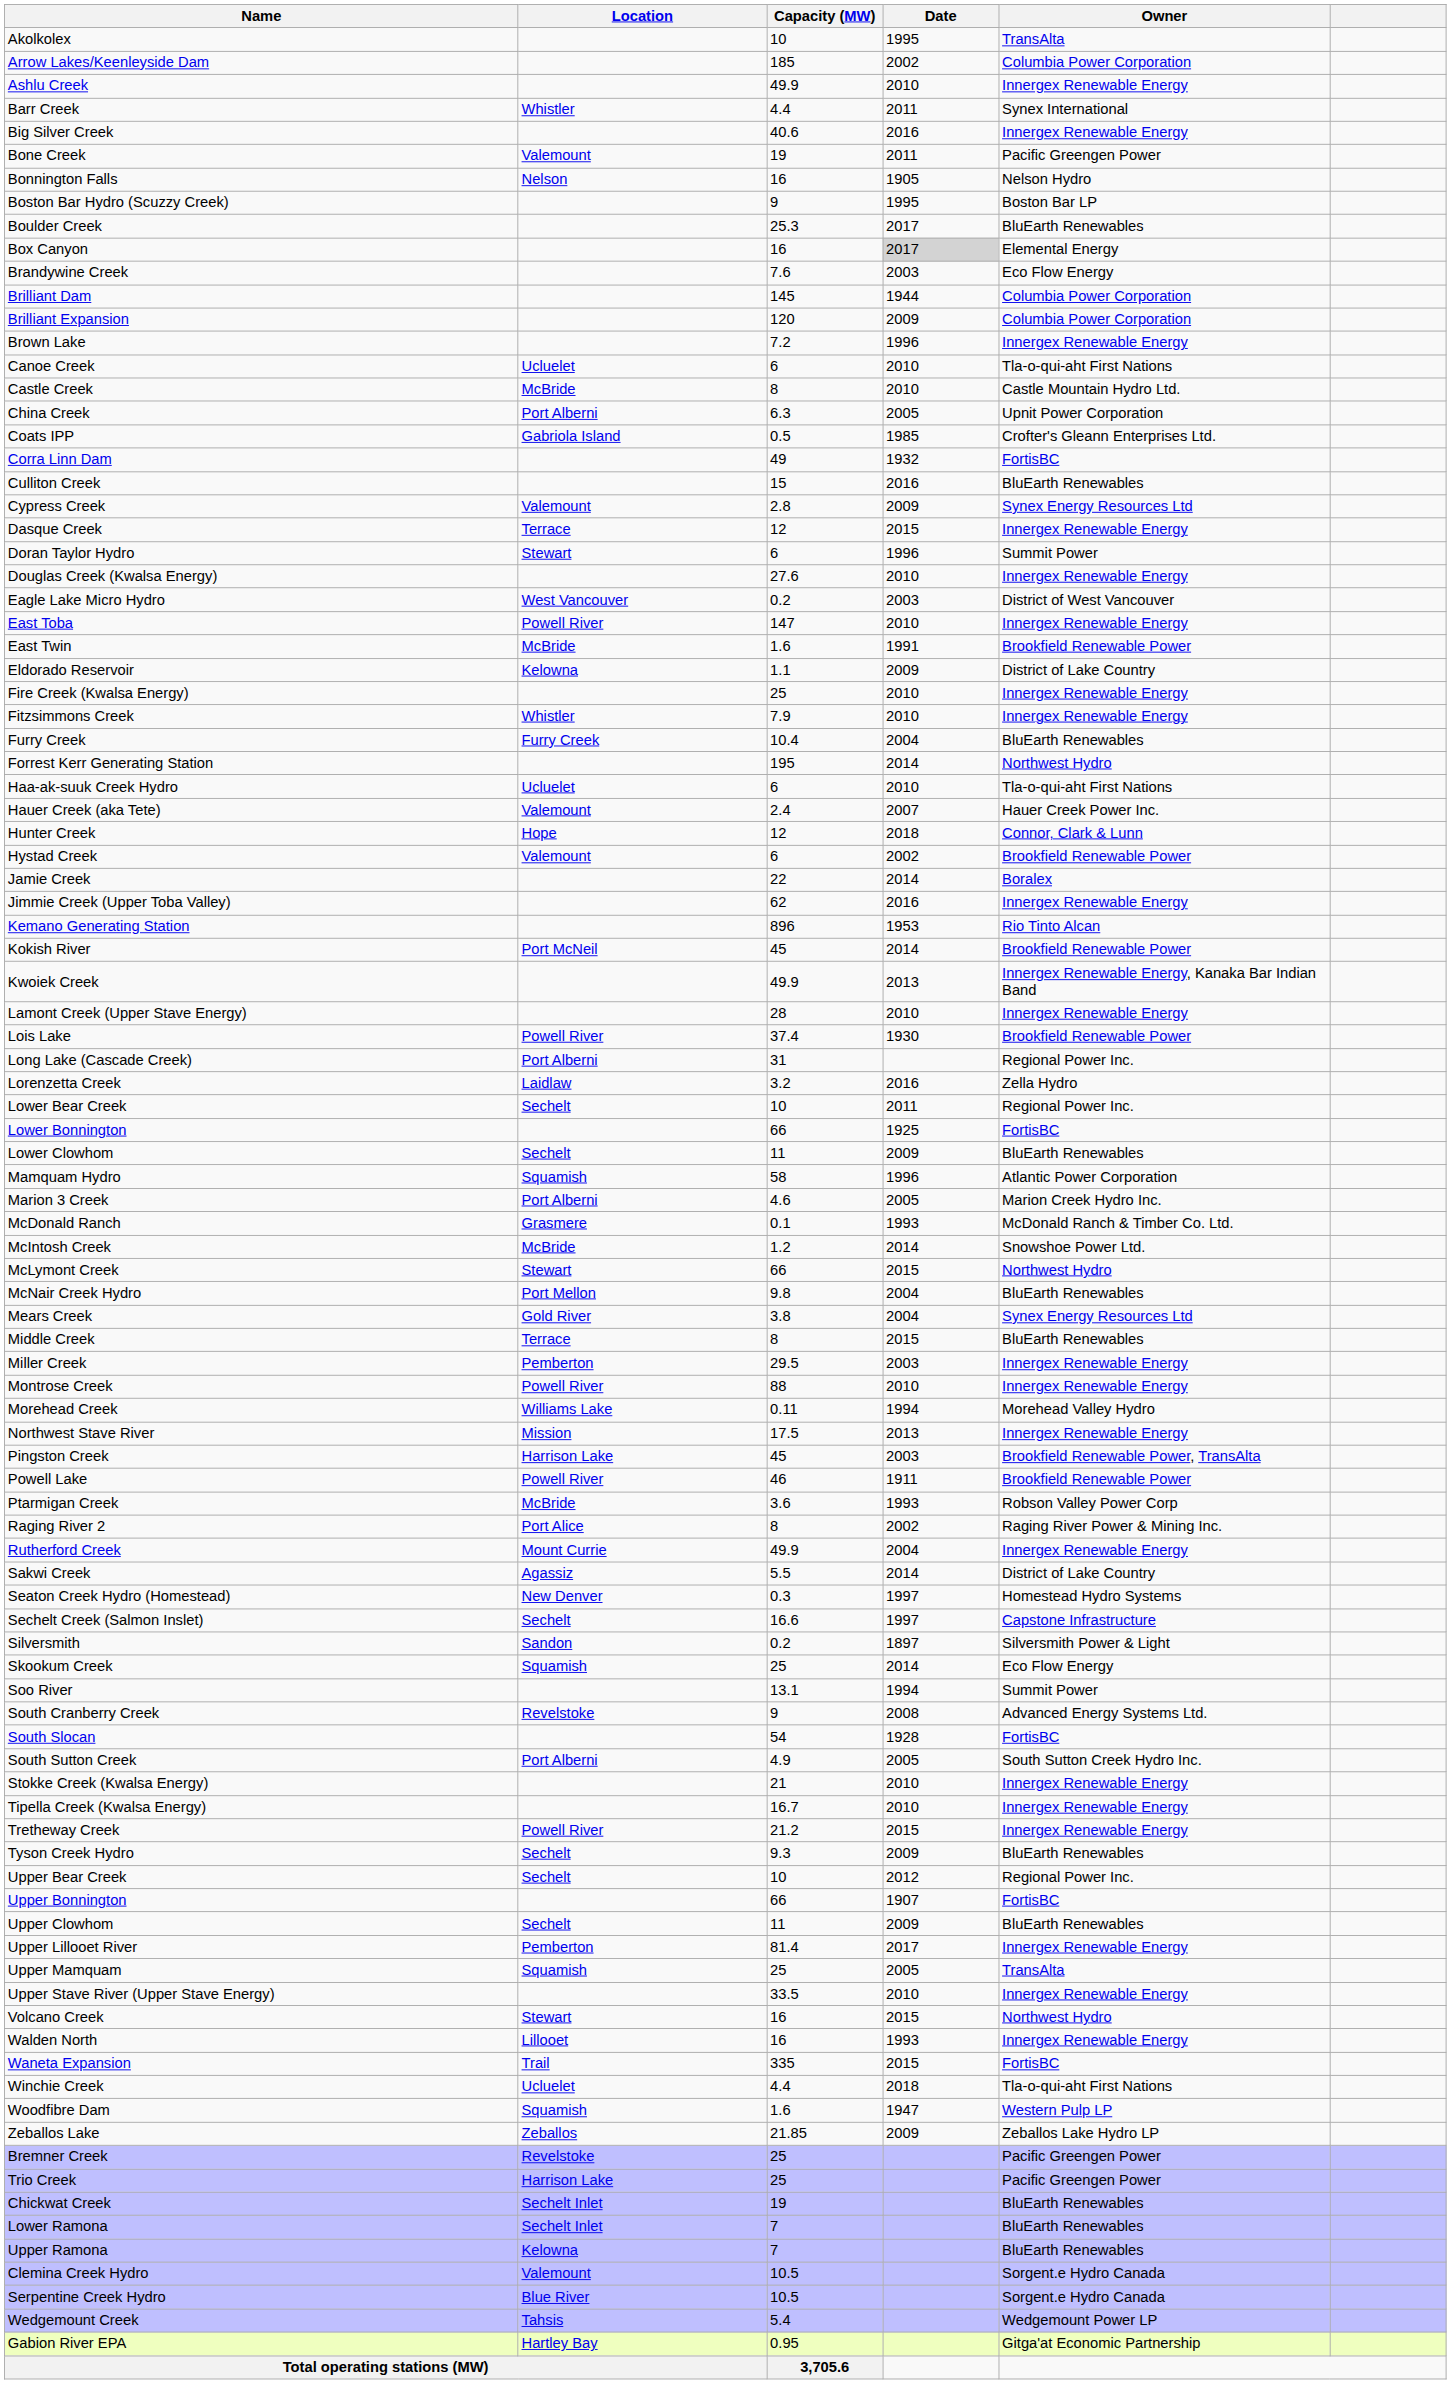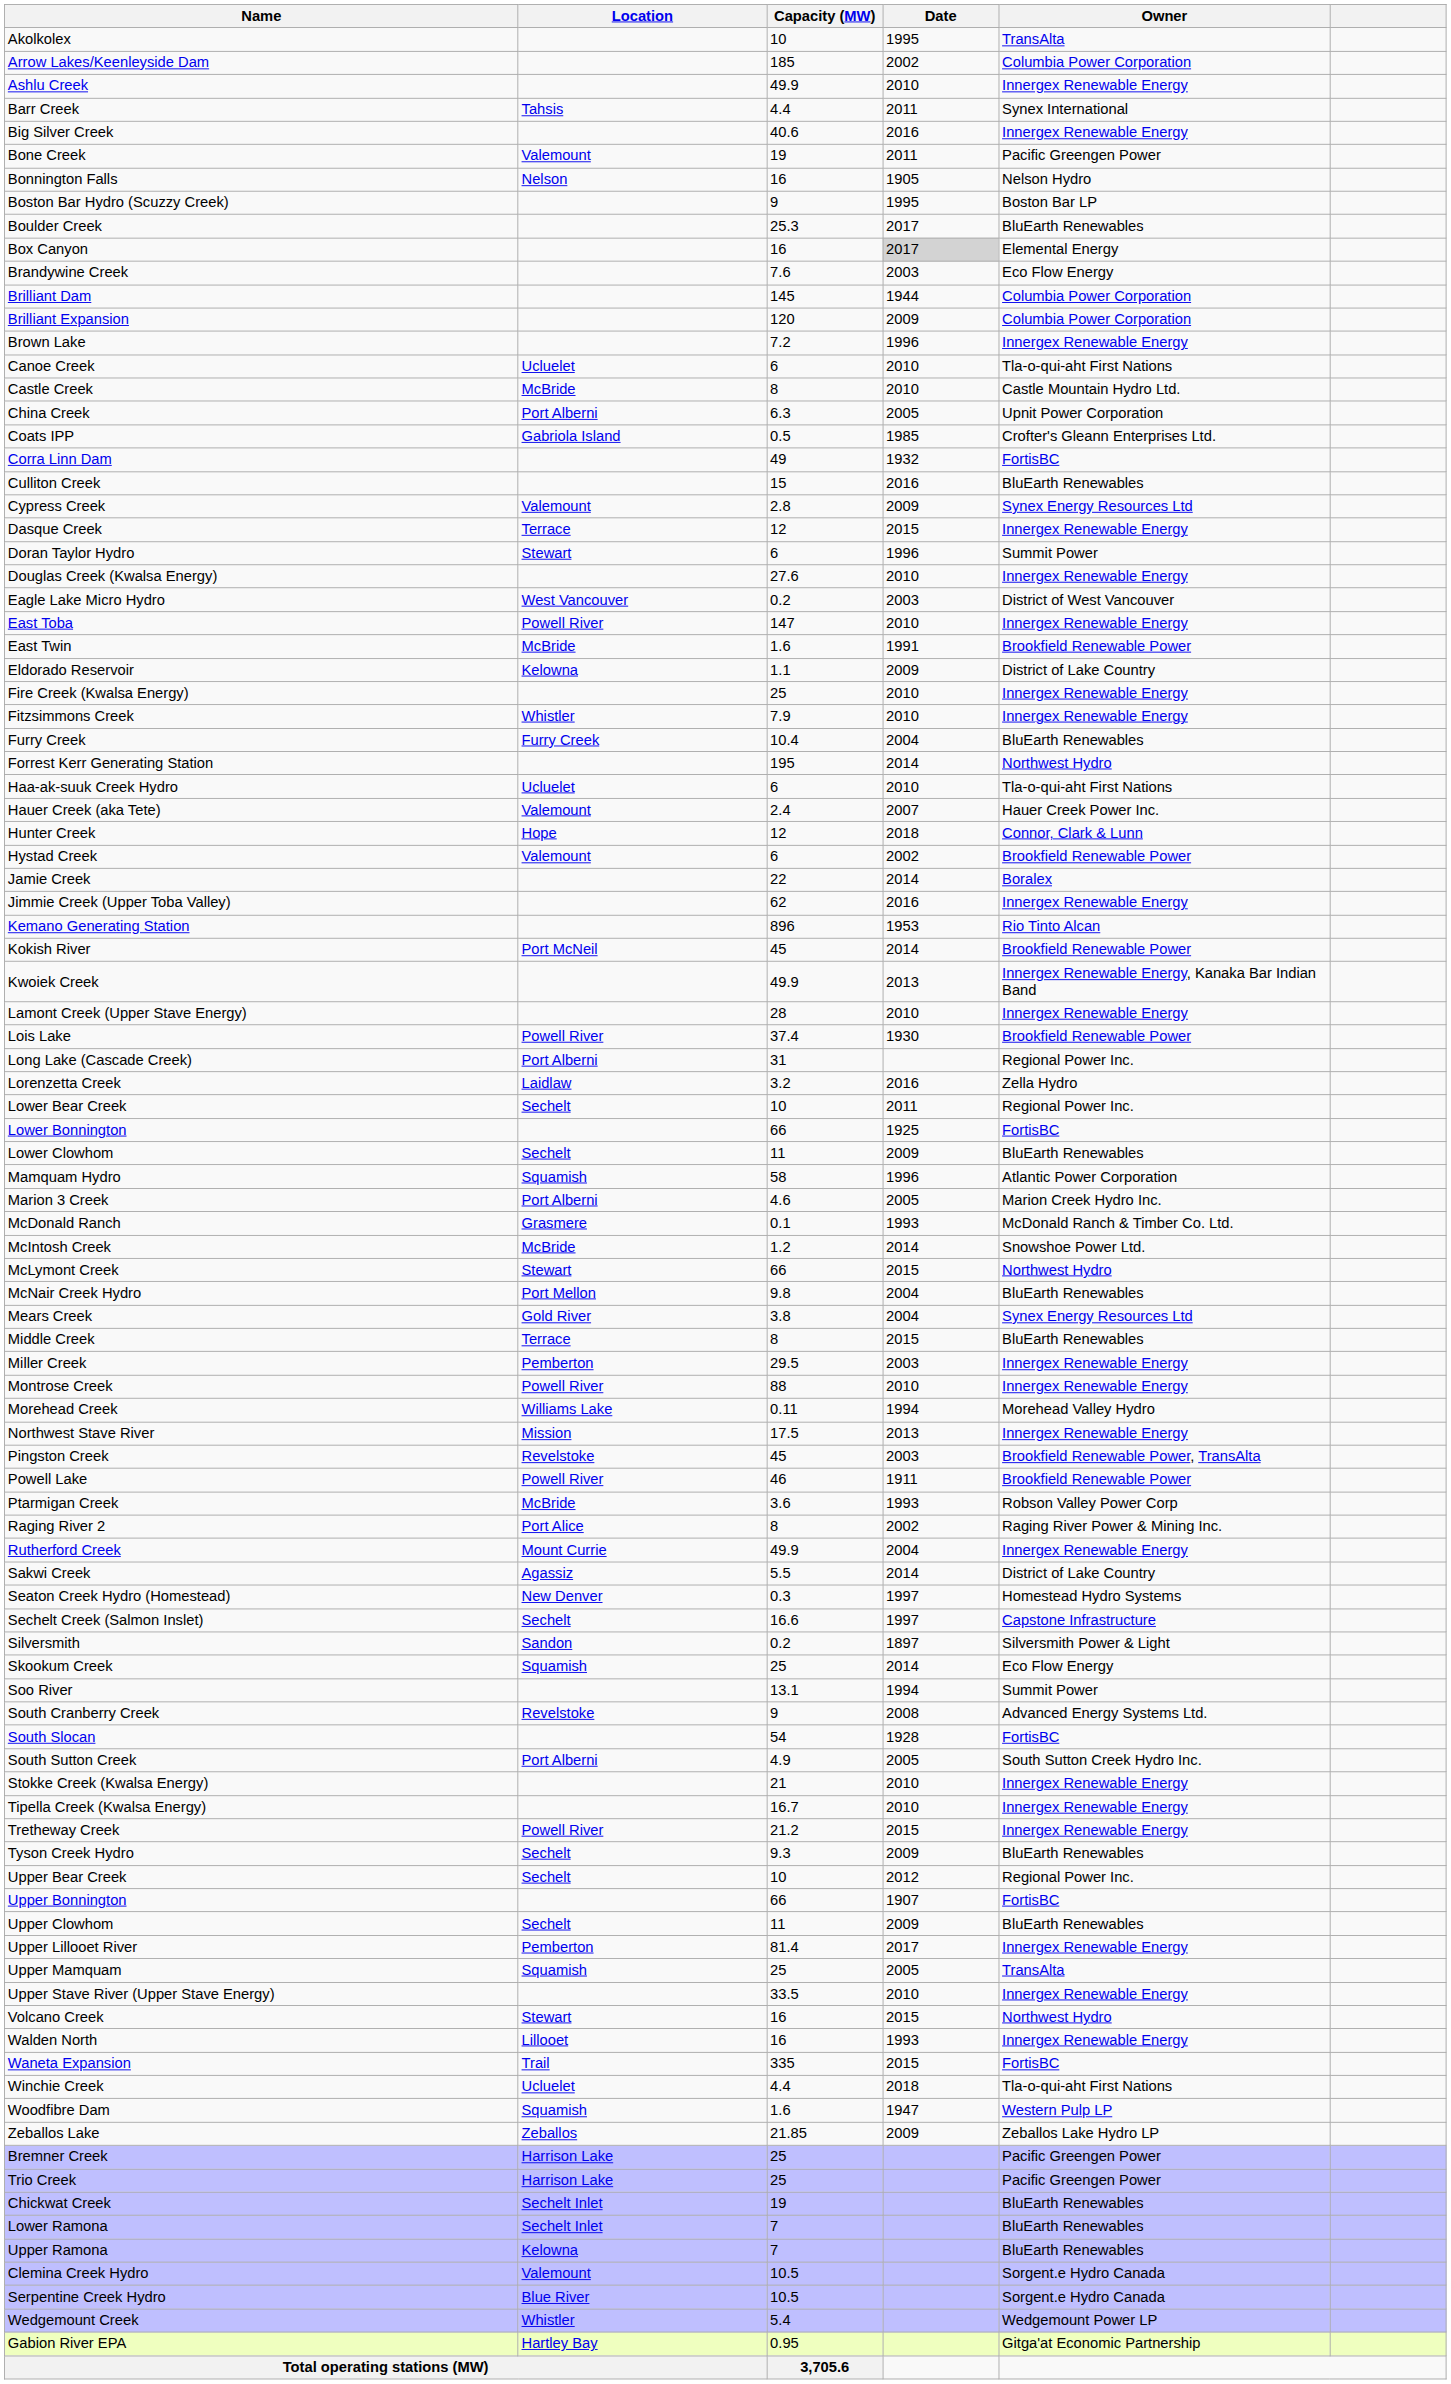(548, 109) Whistler -> (542, 109) Tahsis
(567, 1456) Harrison Lake -> (558, 1456) Revelstoke
(558, 2157) Revelstoke -> (567, 2157) Harrison Lake
(542, 2320) Tahsis -> (548, 2320) Whistler
